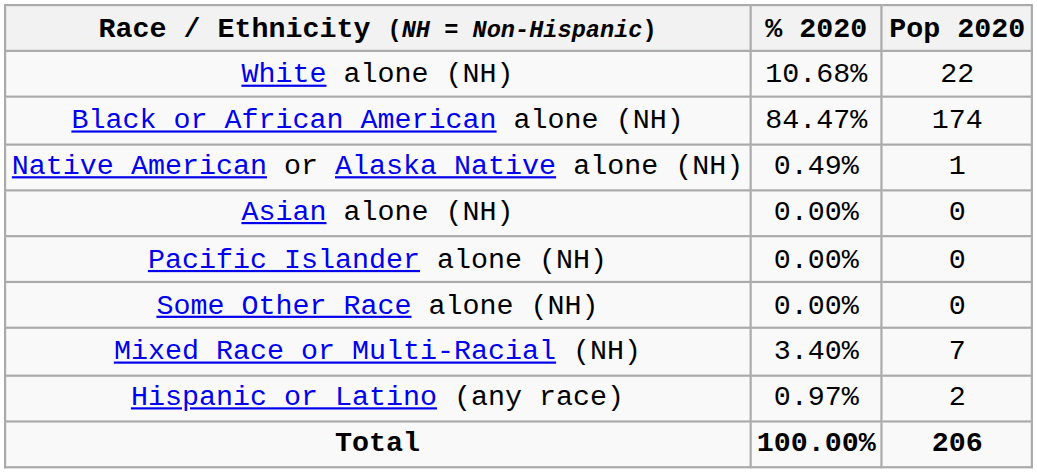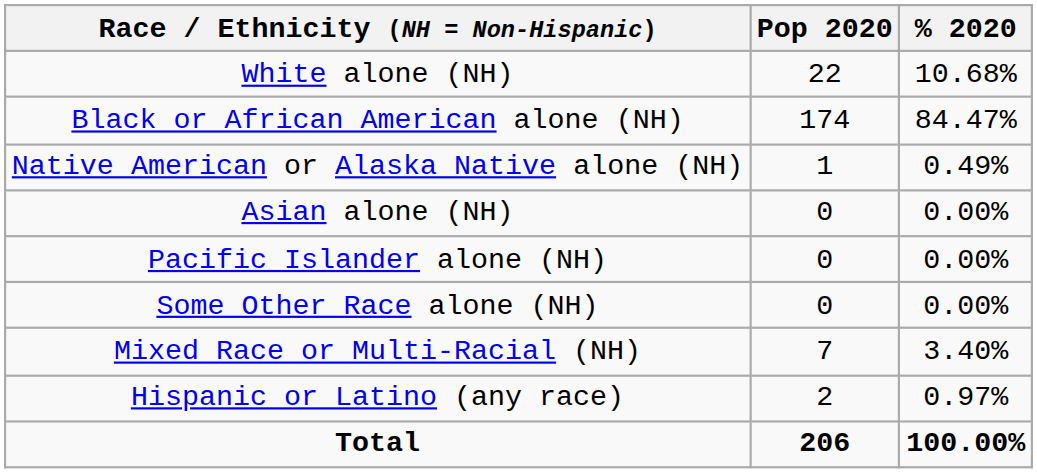columns swapped: (957, 28) <-> (816, 28)
